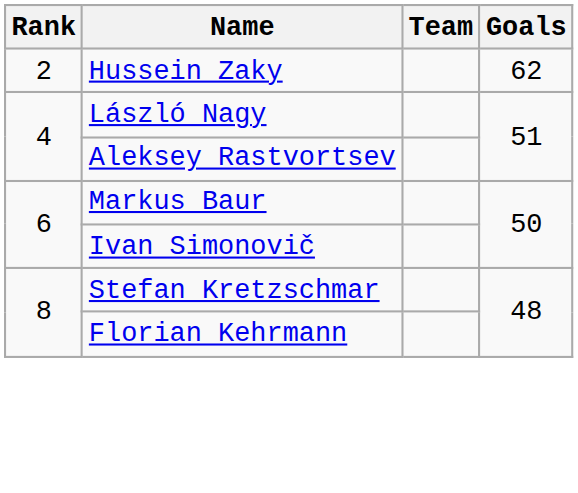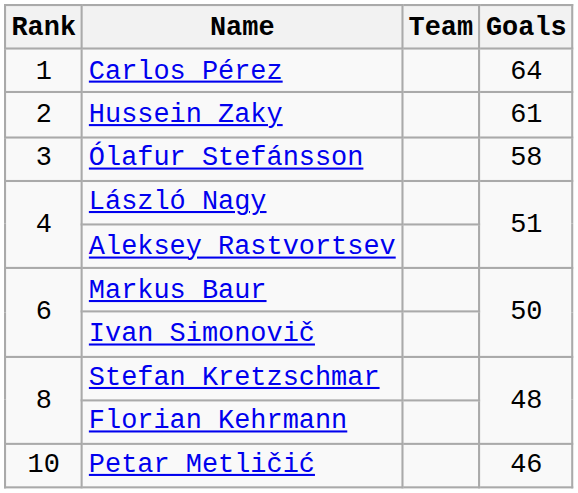+ row: (186, 71)
(526, 71) 62 -> (526, 115) 61
+ row: (226, 159)
+ row: (202, 466)
